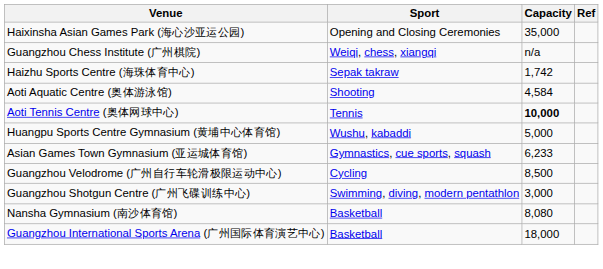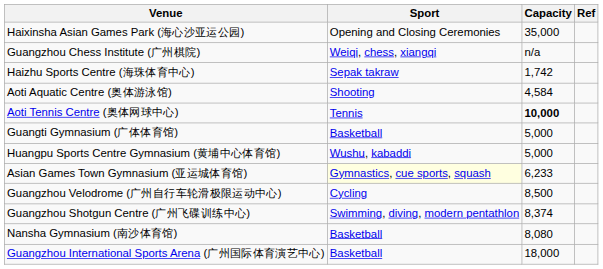+ row: (93, 132)
(410, 153) no background -> (410, 173) lightyellow background
(539, 193) 3,000 -> (539, 213) 8,374
